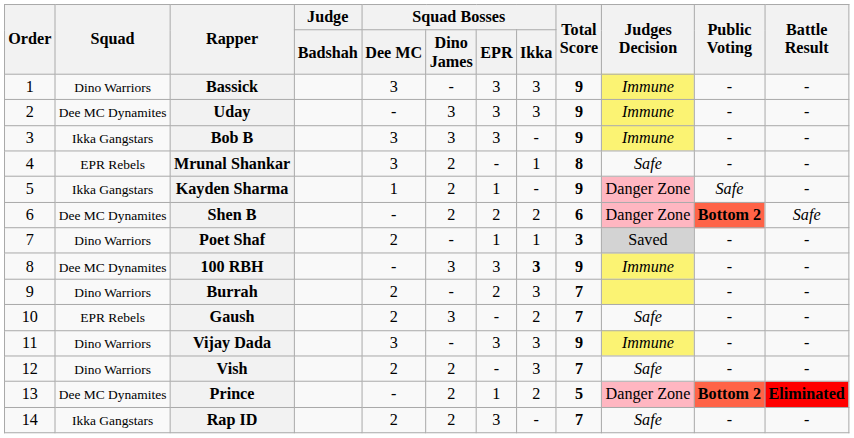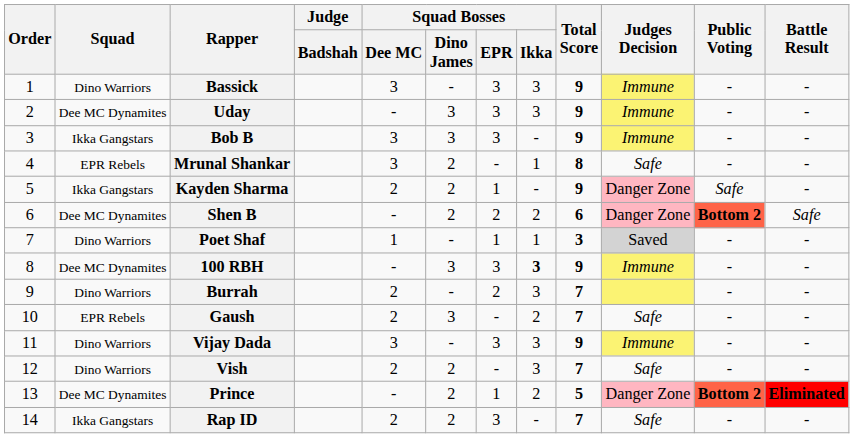(394, 189) 1 -> (394, 189) 2
(394, 240) 2 -> (394, 240) 1
